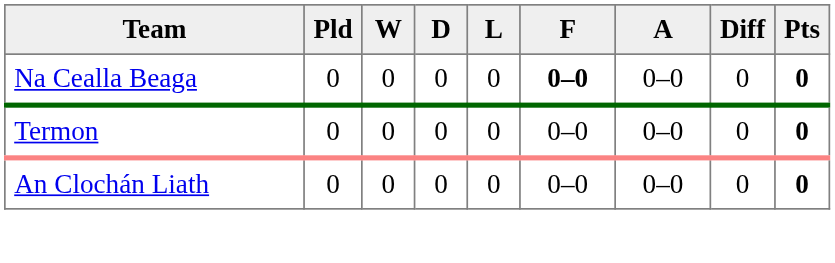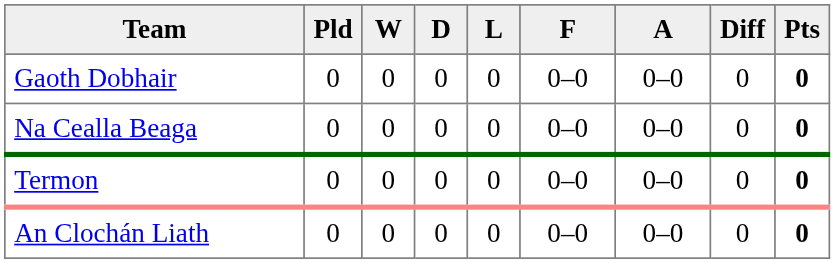+ row: (95, 78)
(568, 78) bold -> (568, 127) normal
